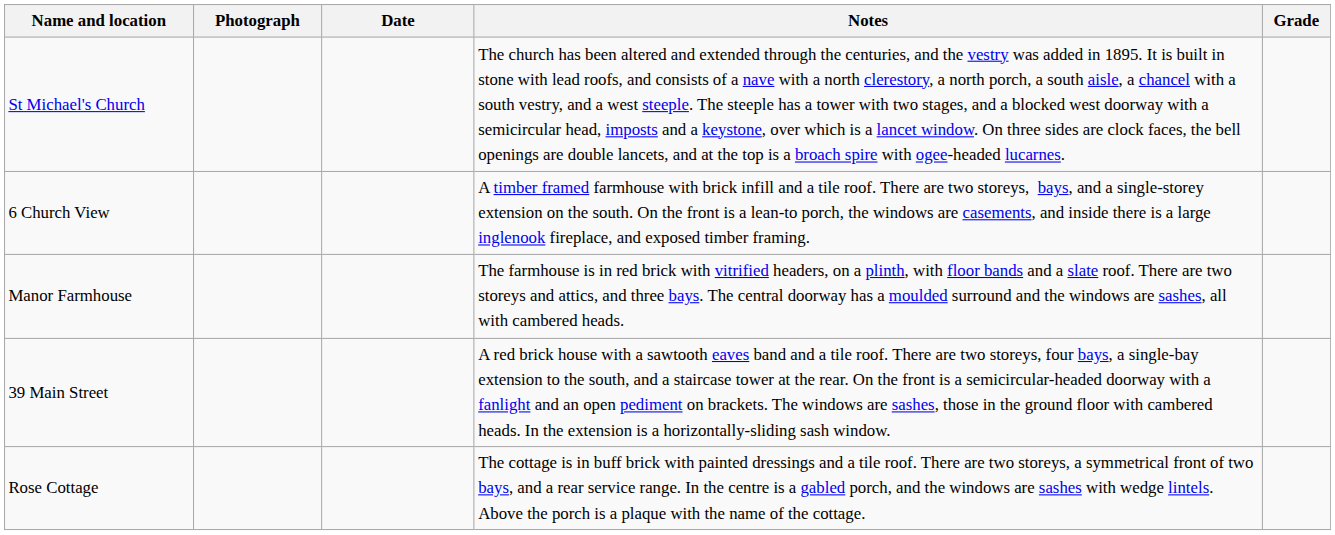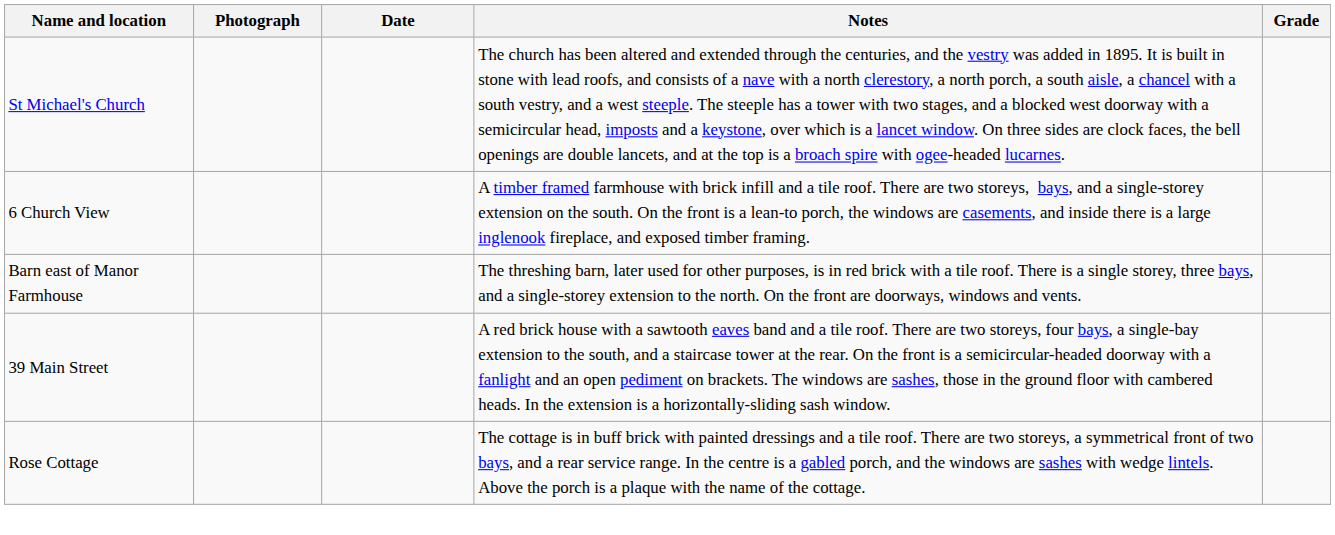- row: (70, 296)
+ row: (73, 283)
